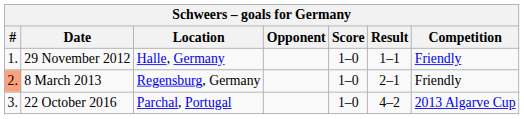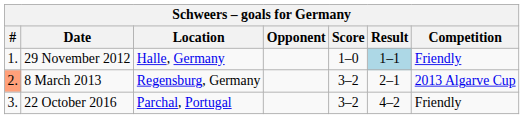(390, 59) no background -> (390, 59) lightblue background
(348, 80) 1–0 -> (348, 80) 3–2
(438, 80) Friendly -> (465, 80) 2013 Algarve Cup
(348, 102) 1–0 -> (348, 102) 3–2
(465, 102) 2013 Algarve Cup -> (438, 102) Friendly
